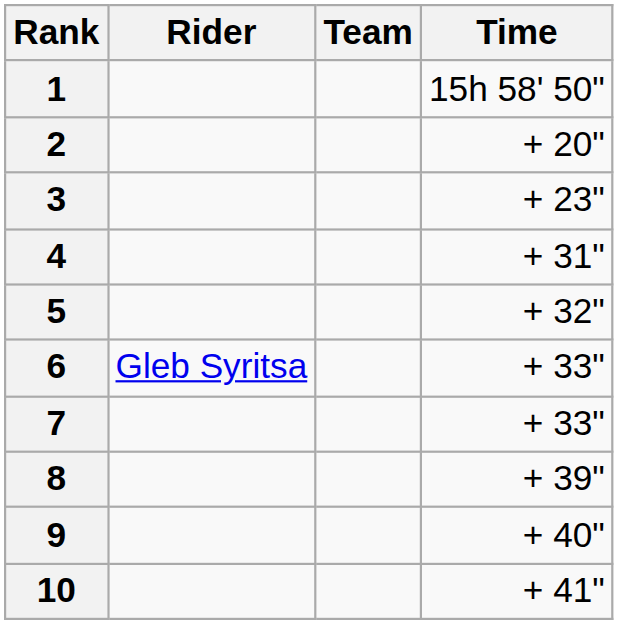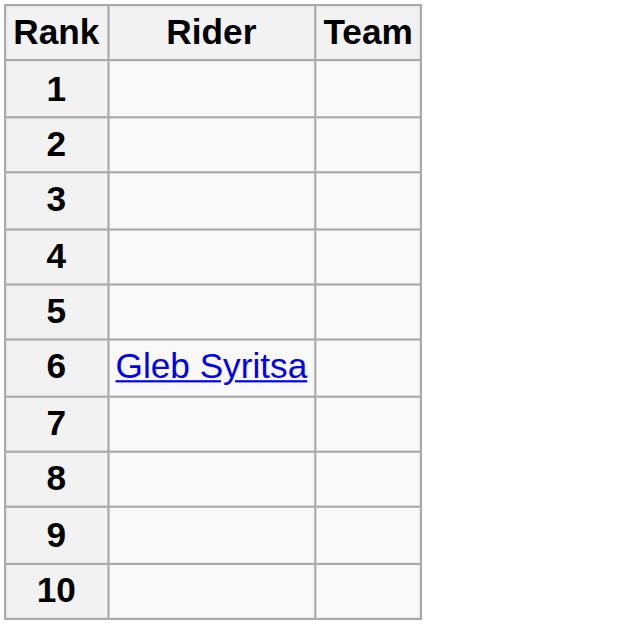- column: (517, 32)
